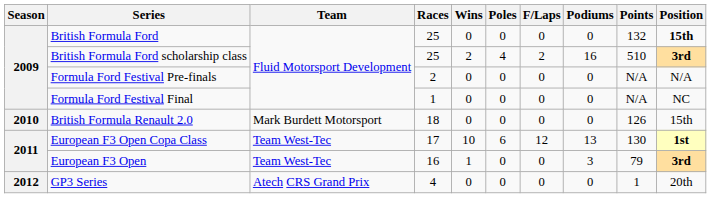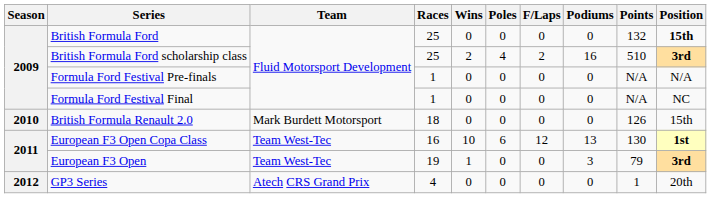(433, 78) 2 -> (433, 78) 1
(433, 140) 17 -> (433, 140) 16
(433, 161) 16 -> (433, 161) 19
